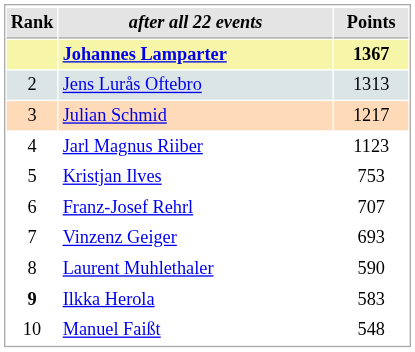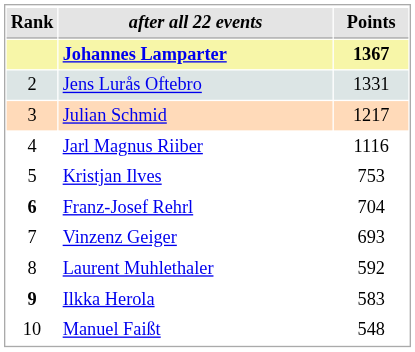(371, 84) 1313 -> (371, 84) 1331
(371, 146) 1123 -> (371, 146) 1116
(32, 207) normal -> (32, 207) bold
(371, 207) 707 -> (371, 207) 704
(371, 268) 590 -> (371, 268) 592
